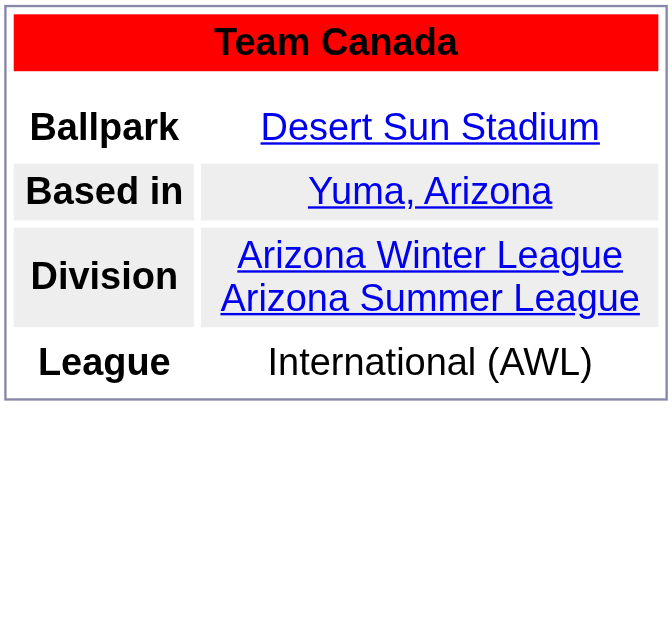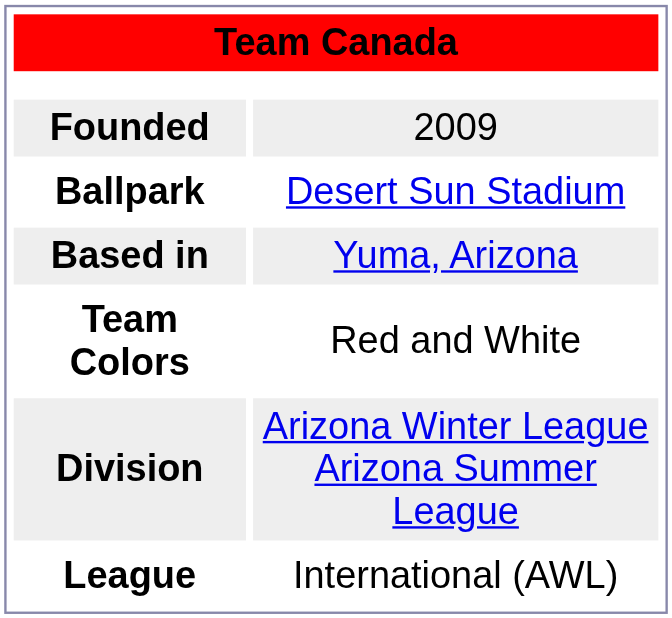+ row: (130, 127)
+ row: (130, 340)
